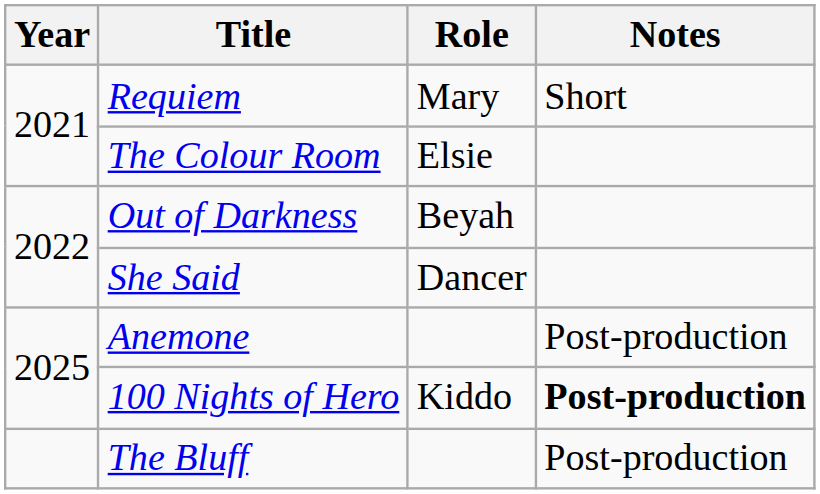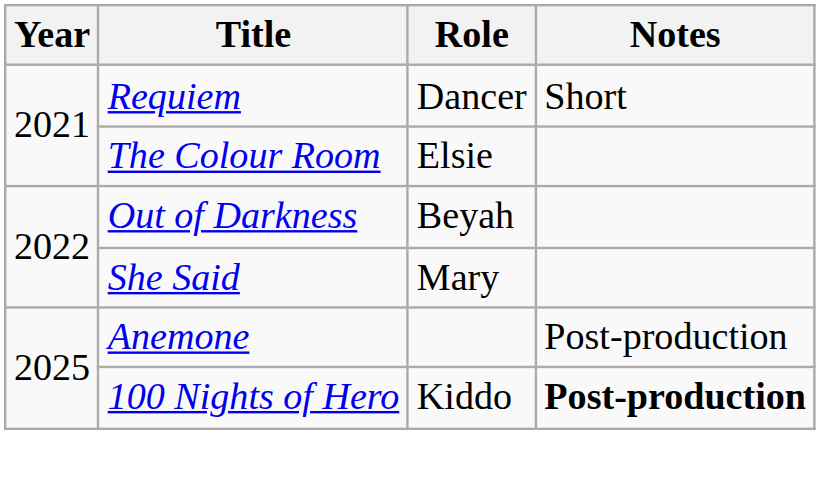(458, 95) Mary -> (472, 95) Dancer
(472, 276) Dancer -> (458, 276) Mary
- row: (178, 457)
